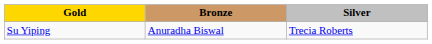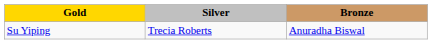columns swapped: (357, 13) <-> (216, 13)
